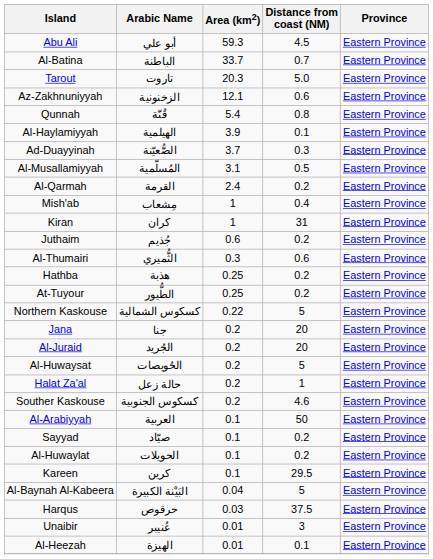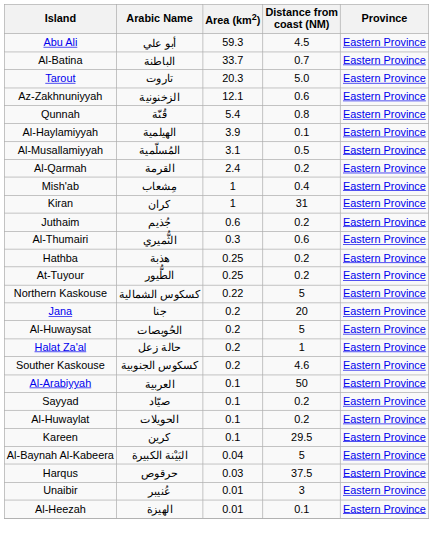- row: (60, 150)
- row: (60, 347)
